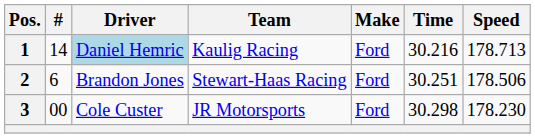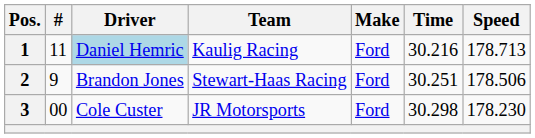(58, 49) 14 -> (58, 49) 11
(54, 79) 6 -> (54, 79) 9
